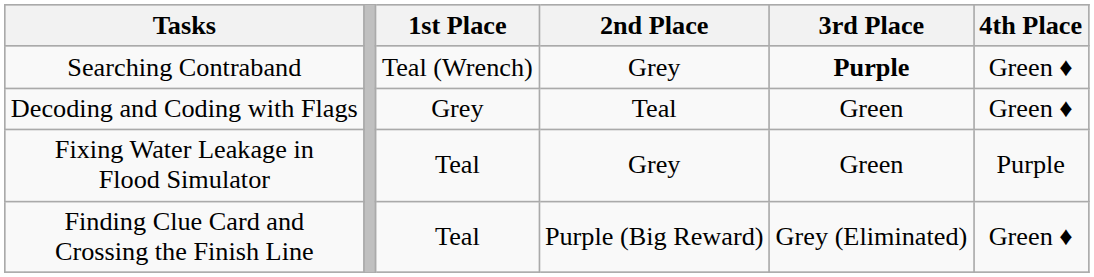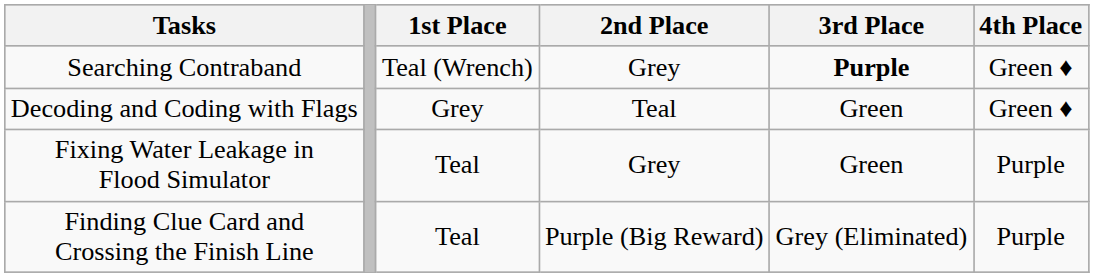(1031, 236) Green ♦ -> (1031, 236) Purple
